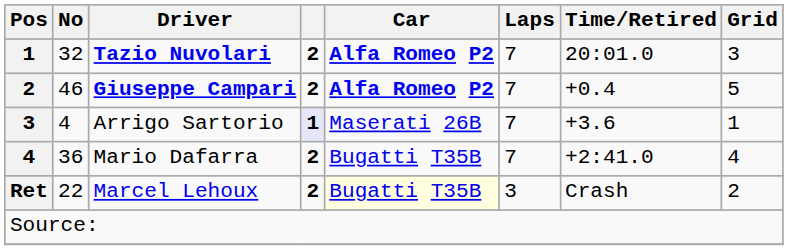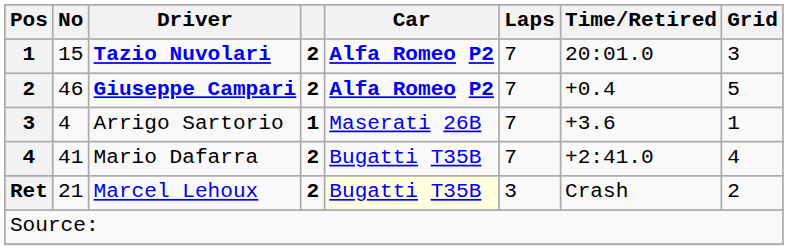(71, 56) 32 -> (71, 56) 15
(313, 125) lavender background -> (313, 125) no background
(71, 159) 36 -> (71, 159) 41
(71, 193) 22 -> (71, 193) 21
